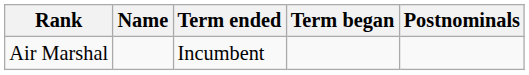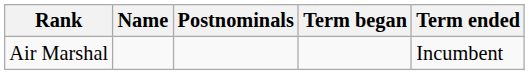columns swapped: (462, 20) <-> (229, 20)
